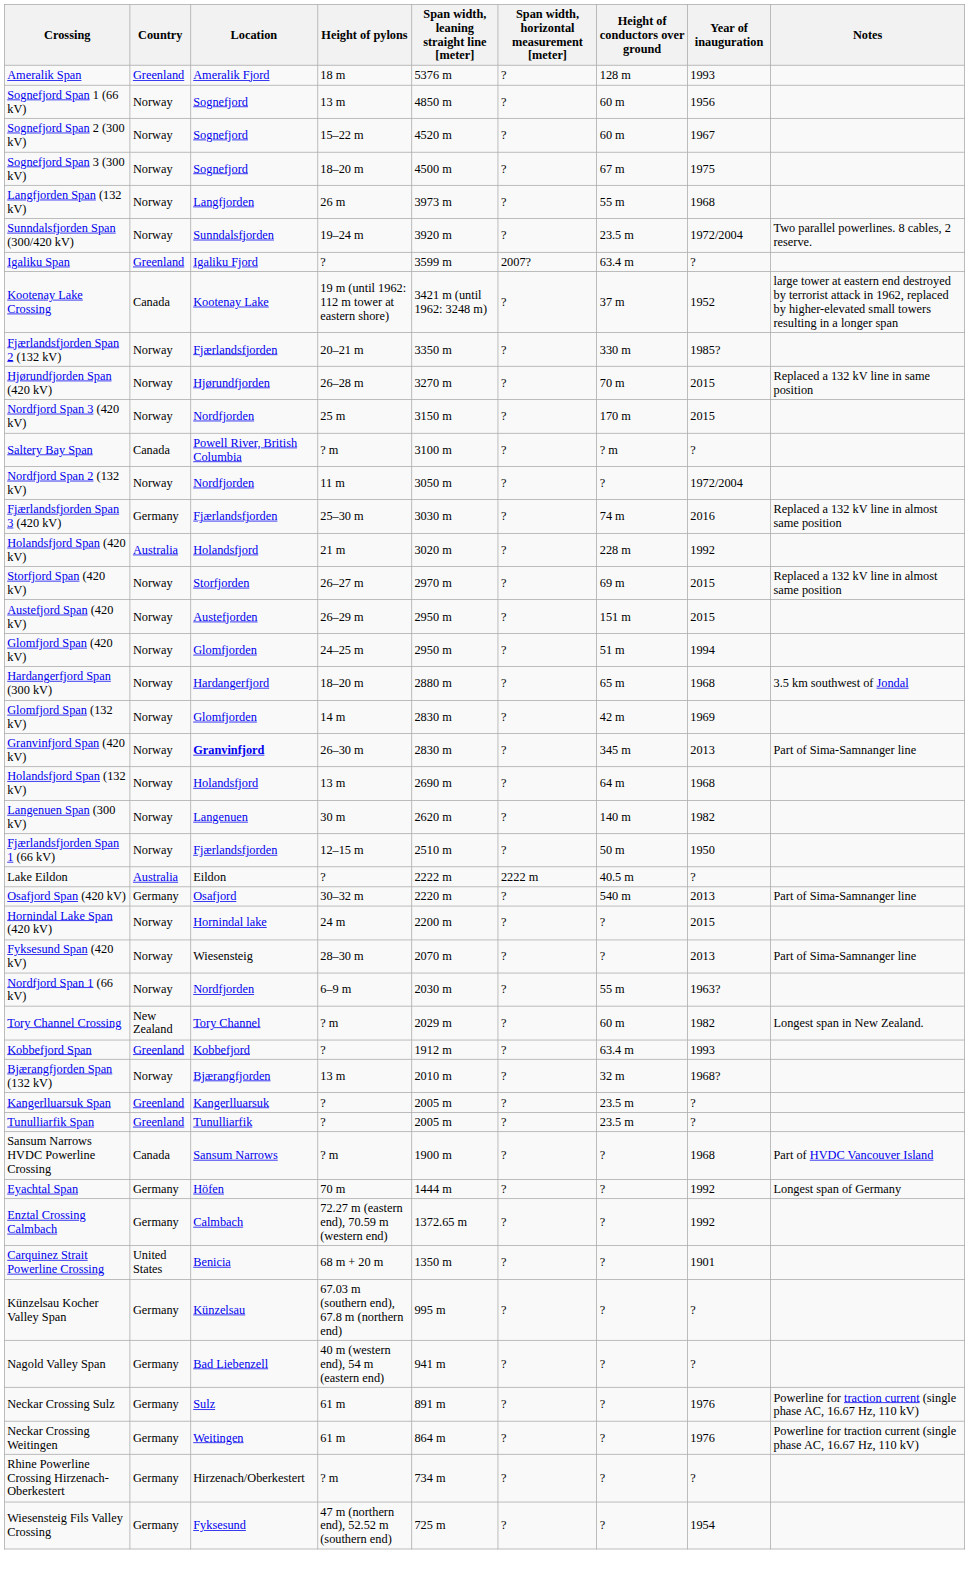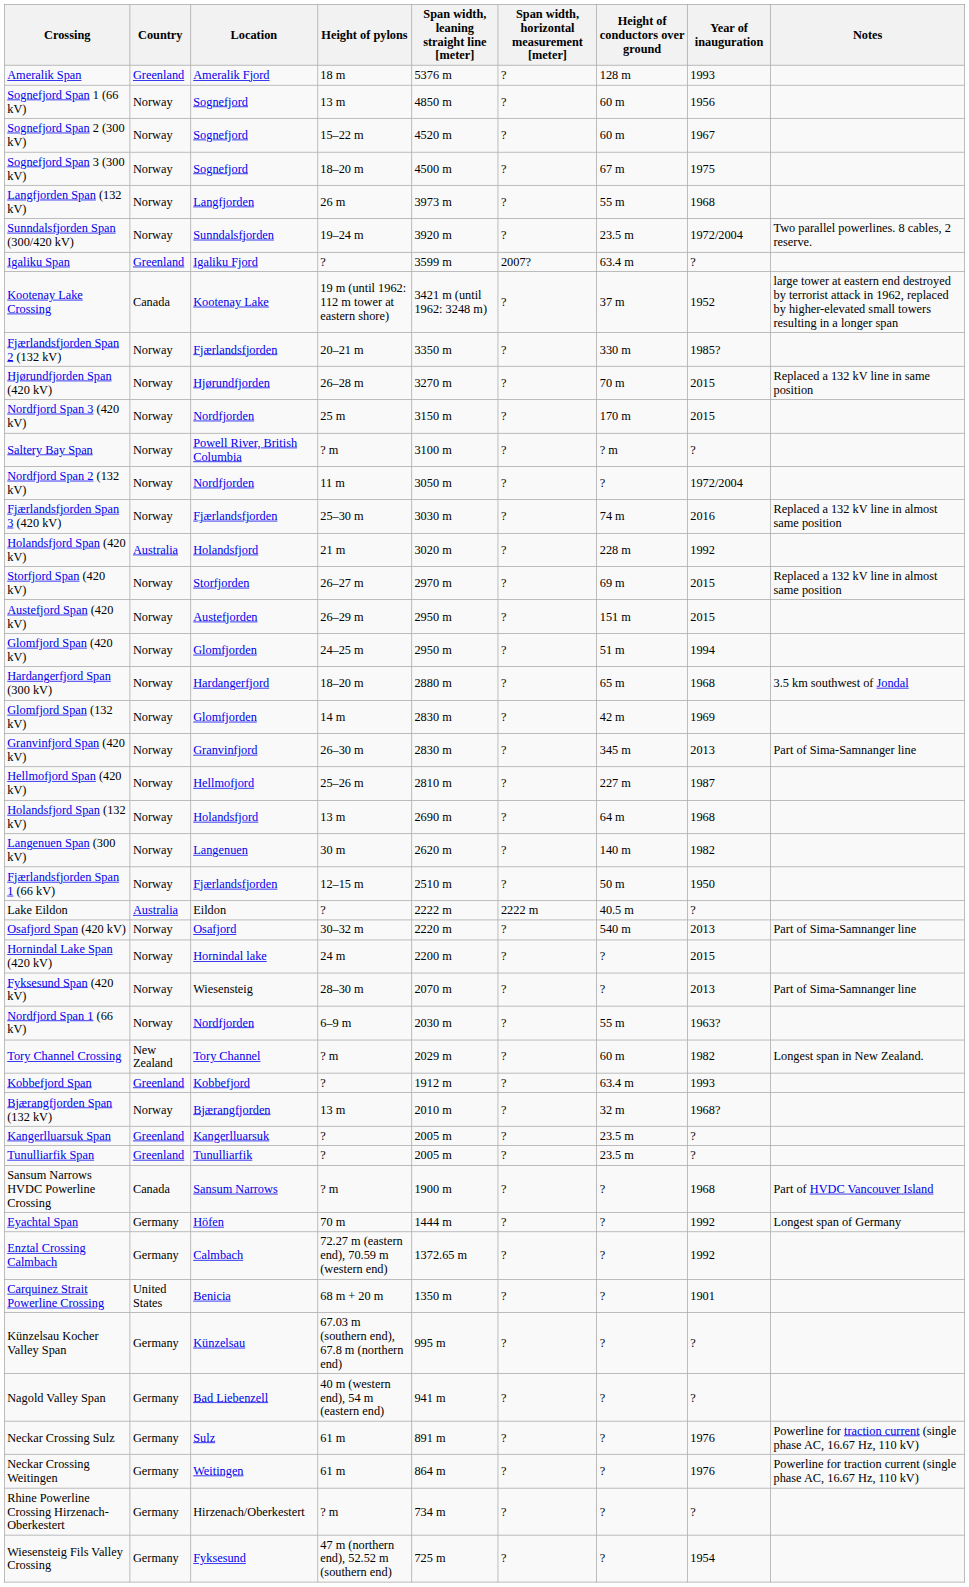(151, 449) Canada -> (153, 449) Norway
(156, 516) Germany -> (153, 516) Norway
(229, 750) bold -> (225, 750) normal
+ row: (64, 783)
(156, 896) Germany -> (153, 929) Norway
